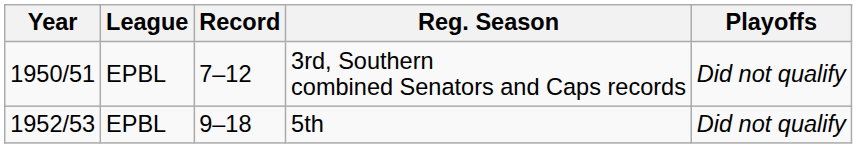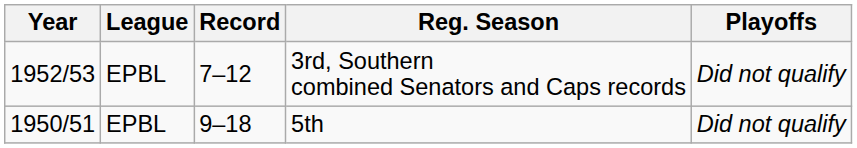(53, 73) 1950/51 -> (53, 73) 1952/53
(53, 124) 1952/53 -> (53, 124) 1950/51
